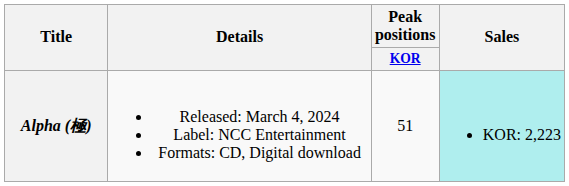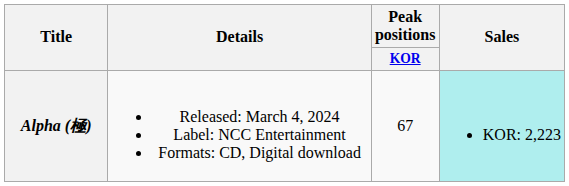(405, 126) 51 -> (405, 126) 67
